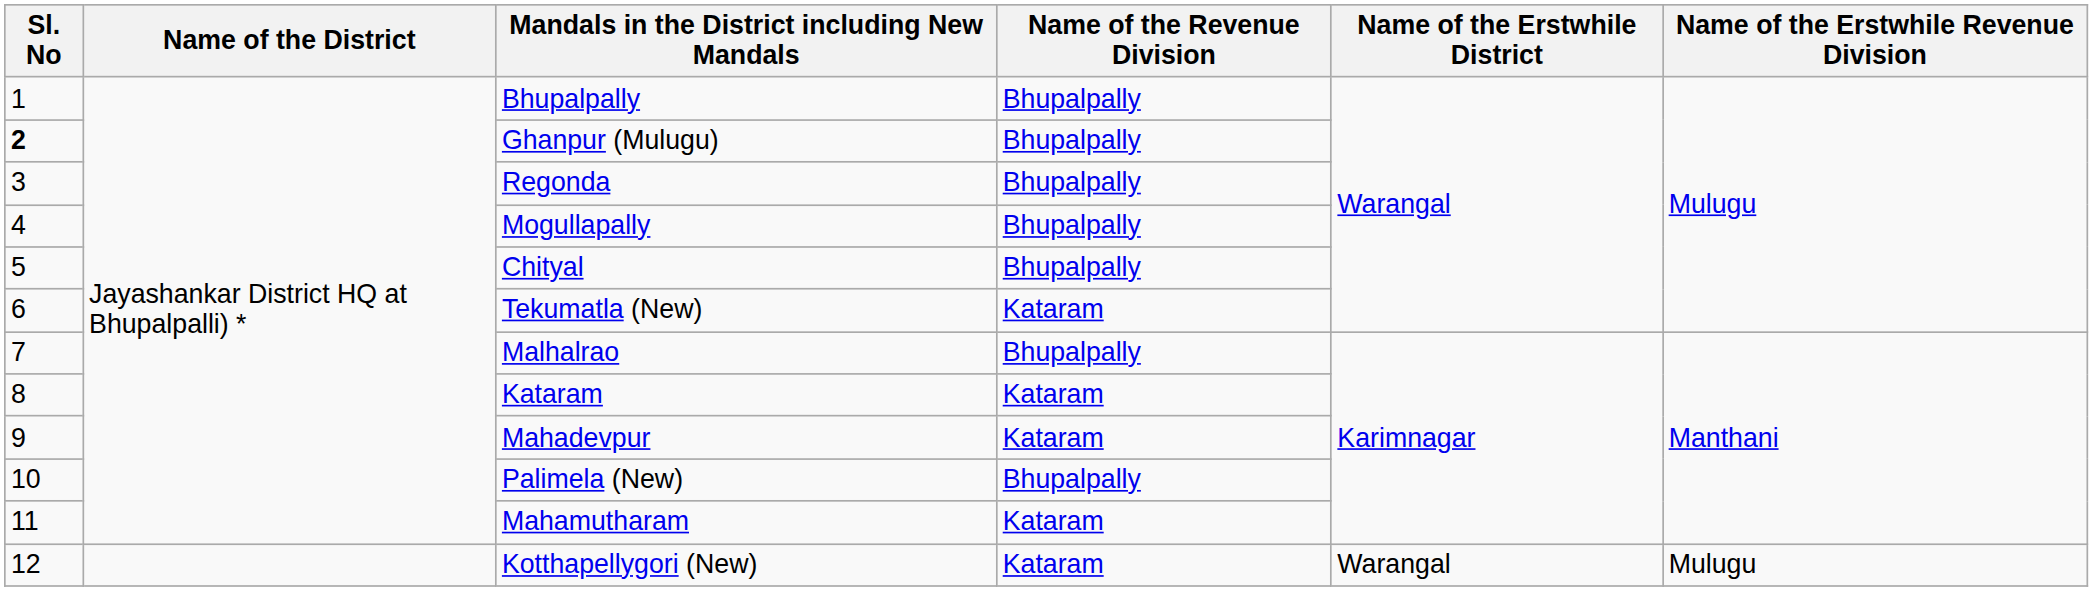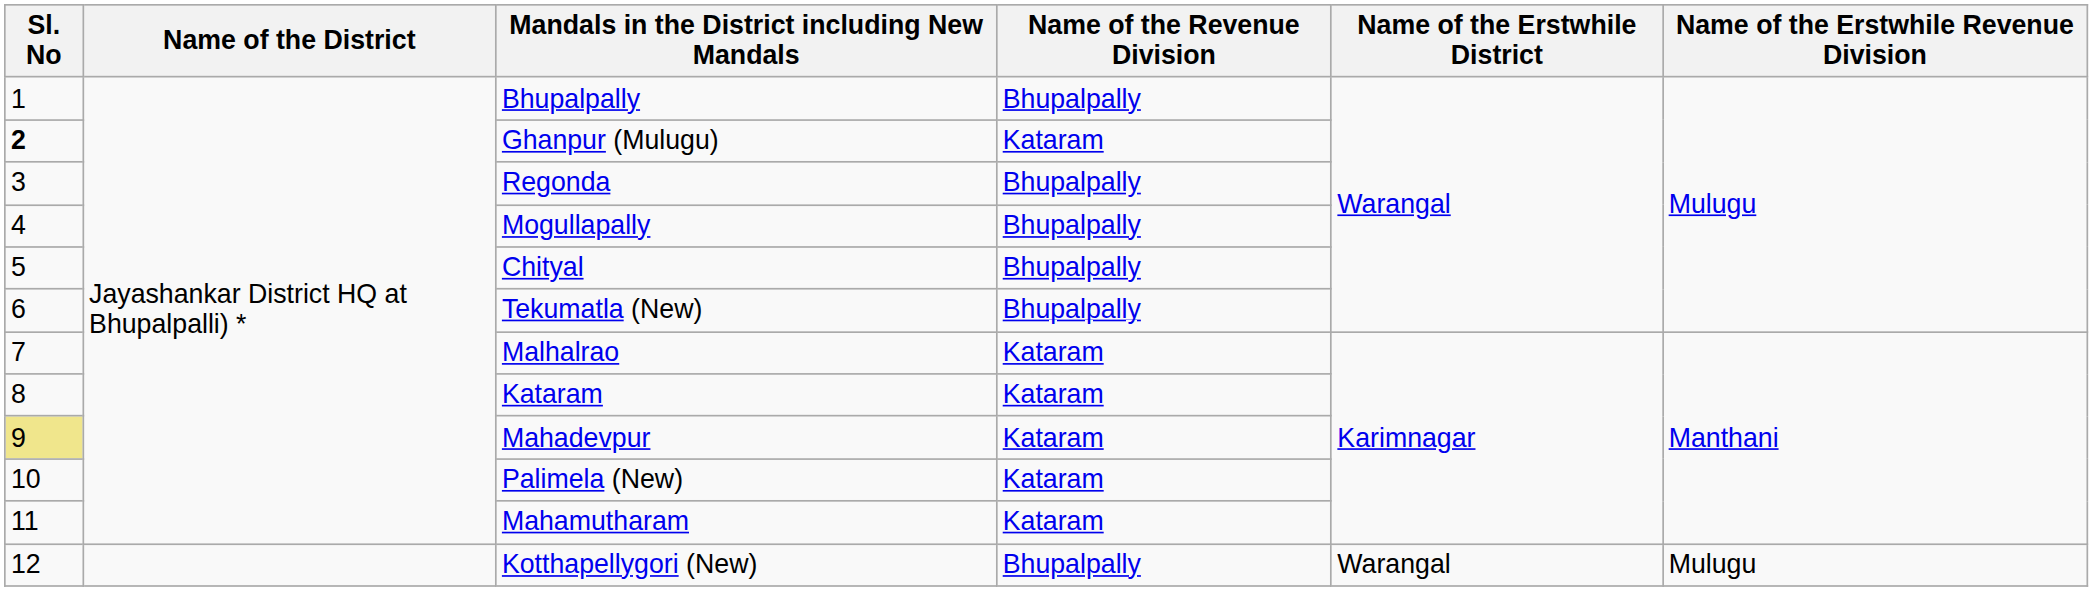(1072, 140) Bhupalpally -> (1053, 140) Kataram
(1053, 310) Kataram -> (1072, 310) Bhupalpally
(1072, 352) Bhupalpally -> (1053, 352) Kataram
(18, 437) no background -> (18, 437) khaki background
(1072, 479) Bhupalpally -> (1053, 479) Kataram
(1053, 564) Kataram -> (1072, 564) Bhupalpally
